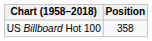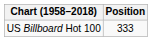(125, 28) 358 -> (125, 28) 333
